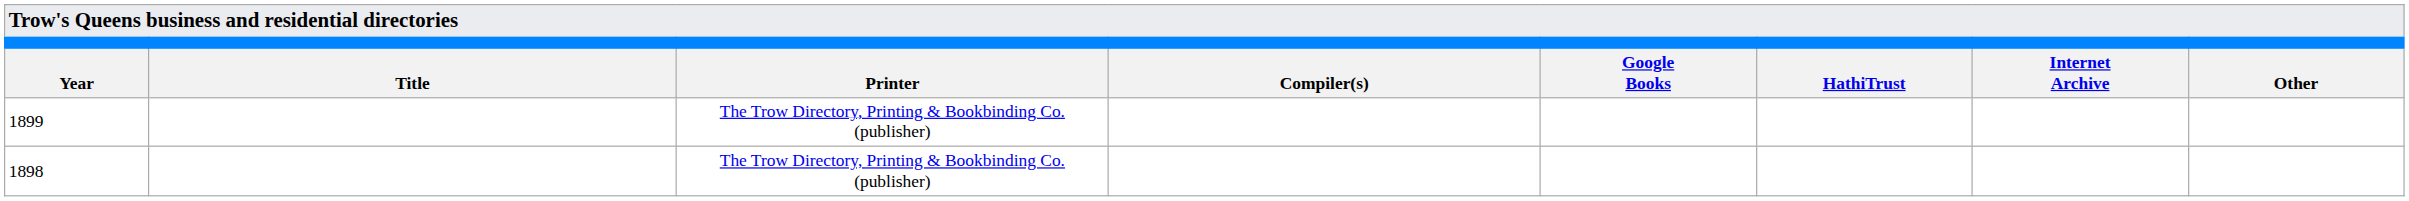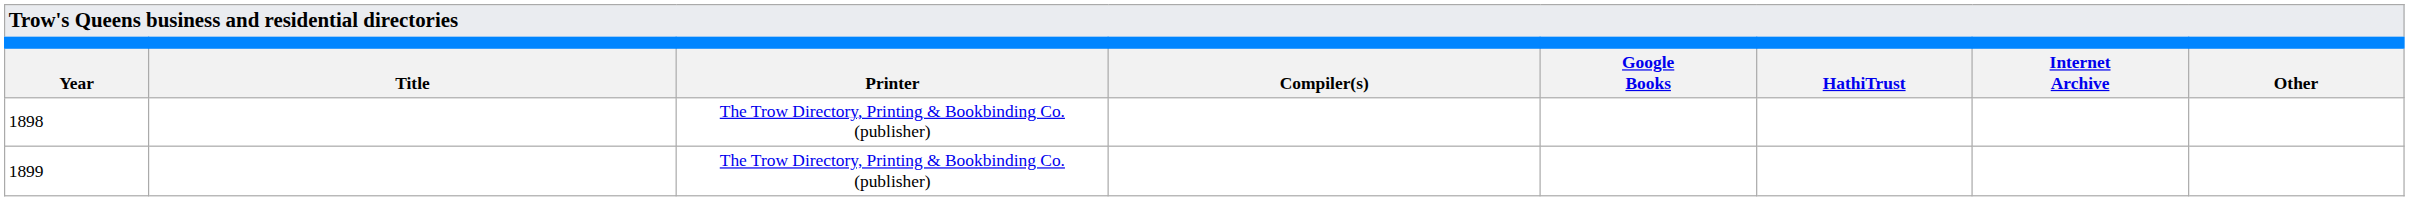rows swapped: (26, 171) <-> (26, 122)
